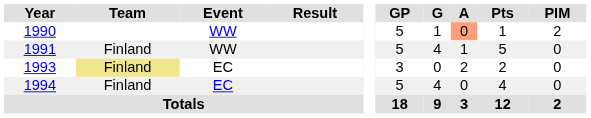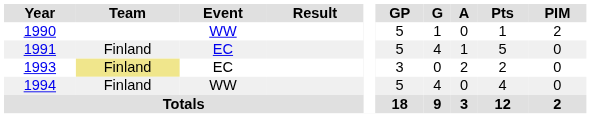(464, 31) lightsalmon background -> (464, 31) no background
(223, 49) WW -> (223, 49) EC
(223, 85) EC -> (223, 85) WW
